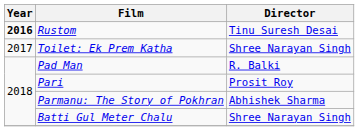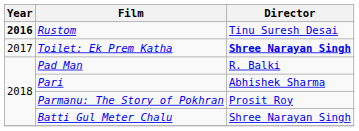(290, 48) normal -> (290, 48) bold
(261, 83) Prosit Roy -> (277, 83) Abhishek Sharma
(277, 100) Abhishek Sharma -> (261, 100) Prosit Roy
